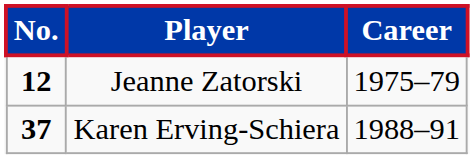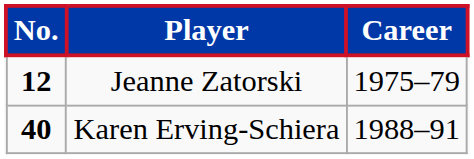(36, 128) 37 -> (36, 128) 40
